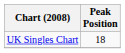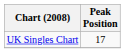(100, 39) 18 -> (100, 39) 17
